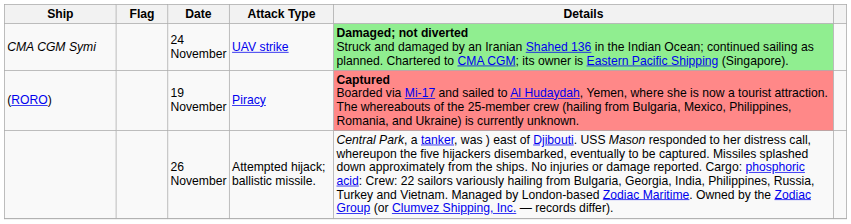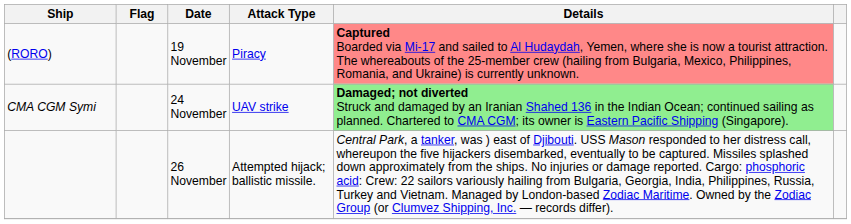rows swapped: (29, 100) <-> (52, 47)
